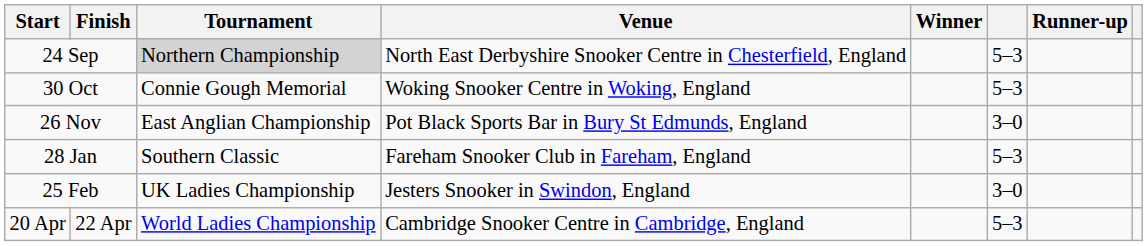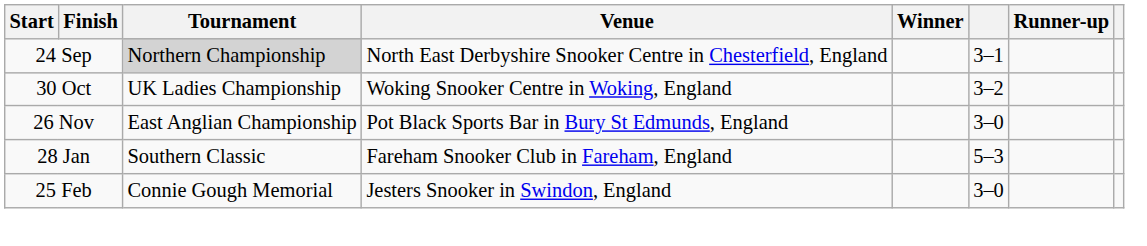(1007, 55) 5–3 -> (989, 55) 3–1
(244, 89) Connie Gough Memorial -> (234, 89) UK Ladies Championship
(1007, 89) 5–3 -> (989, 89) 3–2
(248, 190) UK Ladies Championship -> (230, 190) Connie Gough Memorial
- row: (38, 224)
